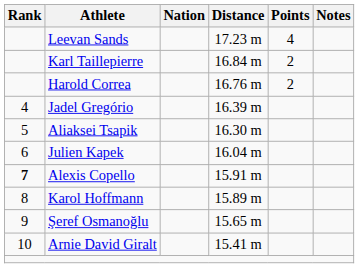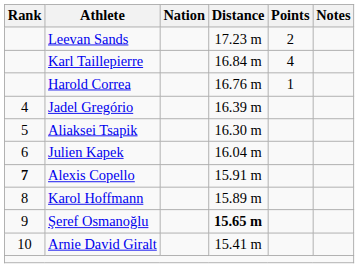(290, 38) 4 -> (290, 38) 2
(290, 61) 2 -> (290, 61) 4
(290, 84) 2 -> (290, 84) 1
(238, 221) normal -> (238, 221) bold
